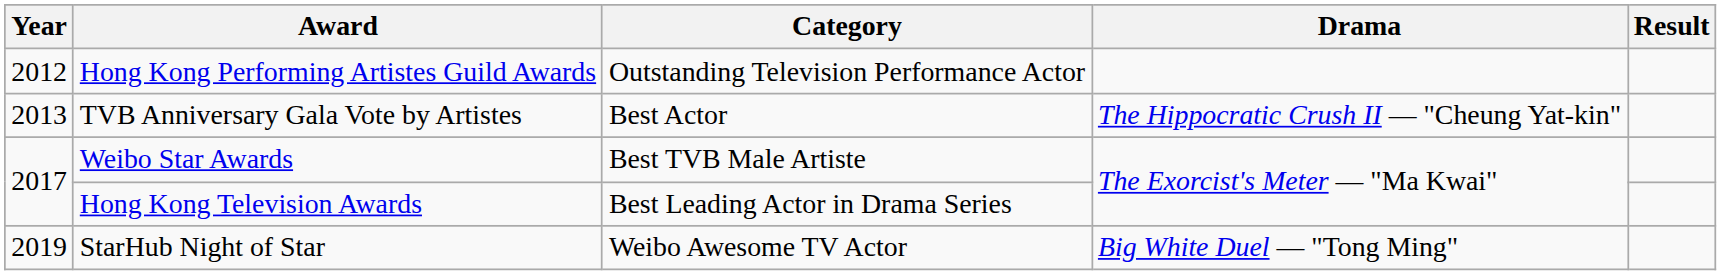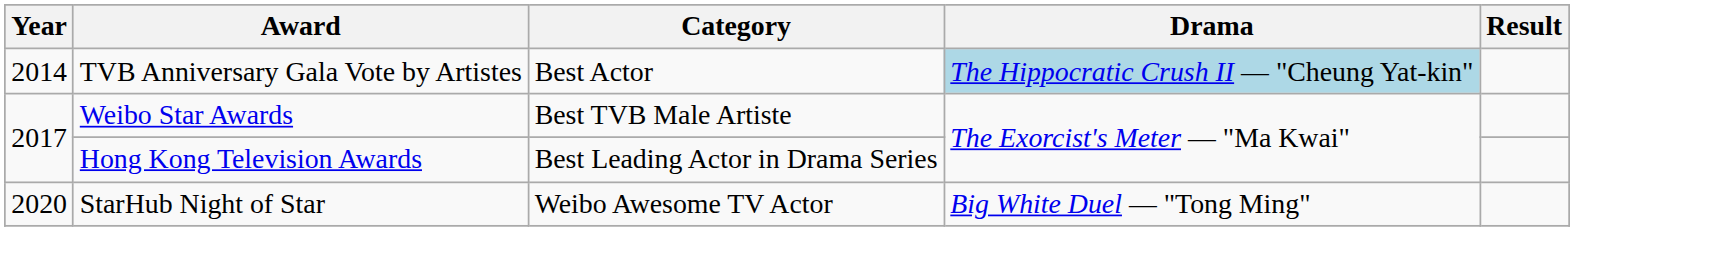- row: (338, 70)
(39, 114) 2013 -> (39, 70) 2014
(1359, 114) no background -> (1212, 70) lightblue background
(39, 247) 2019 -> (39, 203) 2020
